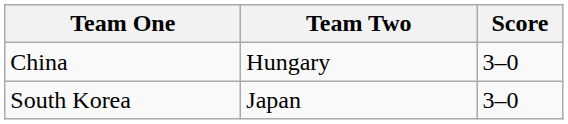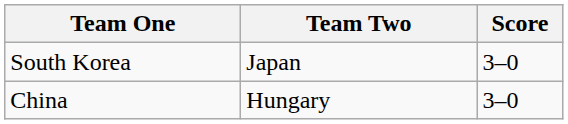rows swapped: (71, 99) <-> (39, 61)
